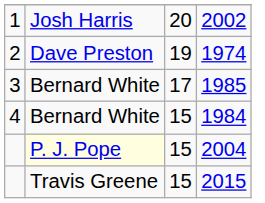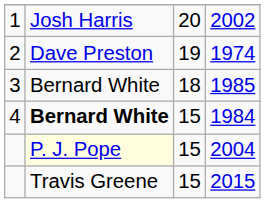(181, 85) 17 -> (190, 85) 18
(95, 117) normal -> (99, 117) bold
